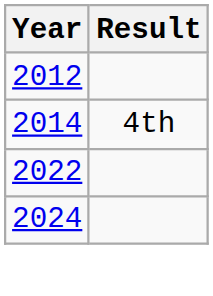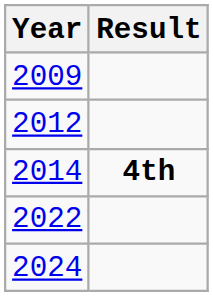+ row: (47, 77)
(149, 124) normal -> (149, 172) bold
